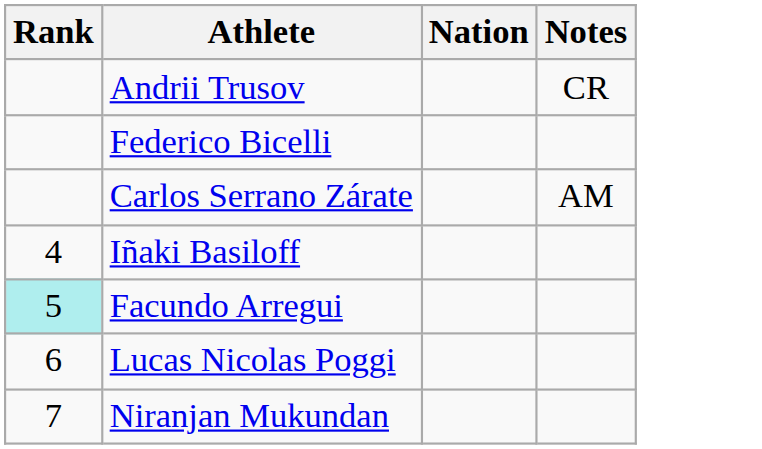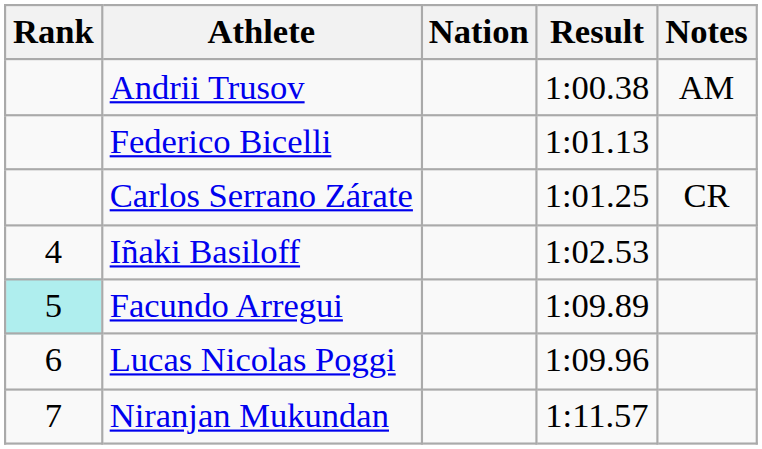+ column: (597, 31)
(586, 86) CR -> (707, 86) AM
(586, 196) AM -> (707, 196) CR
